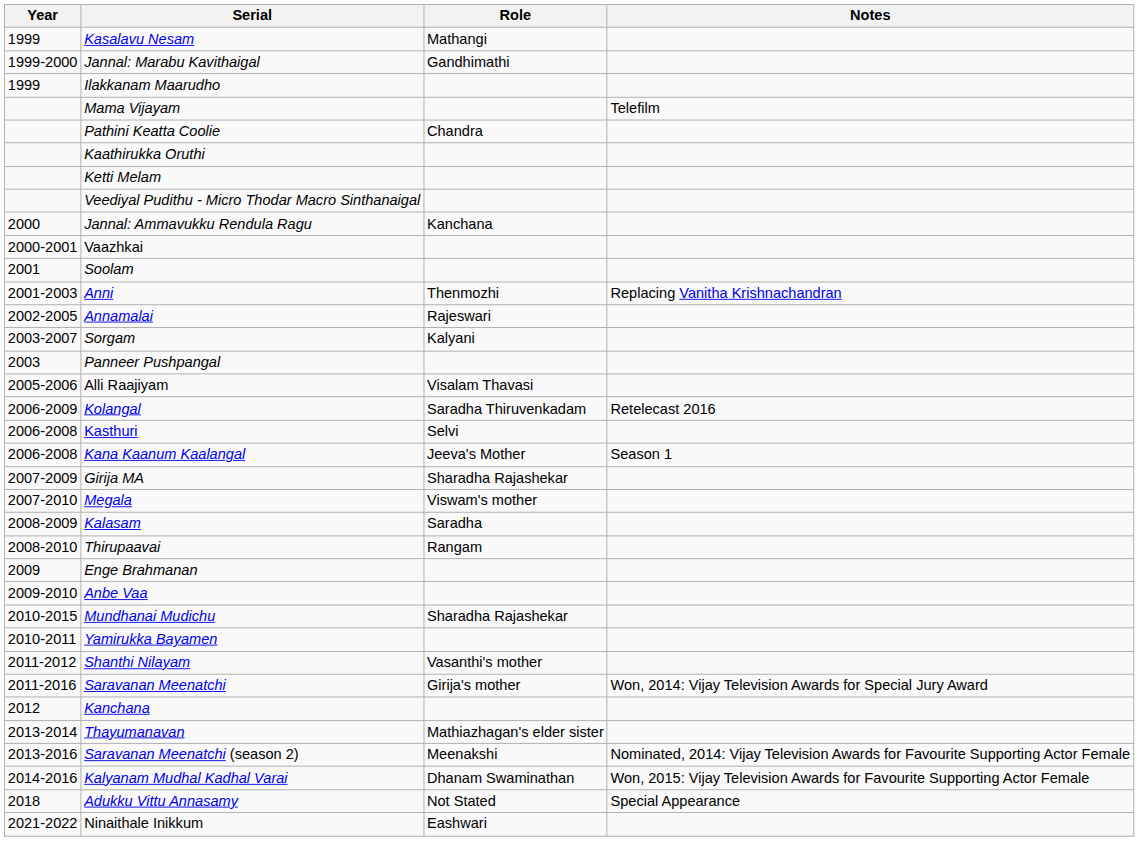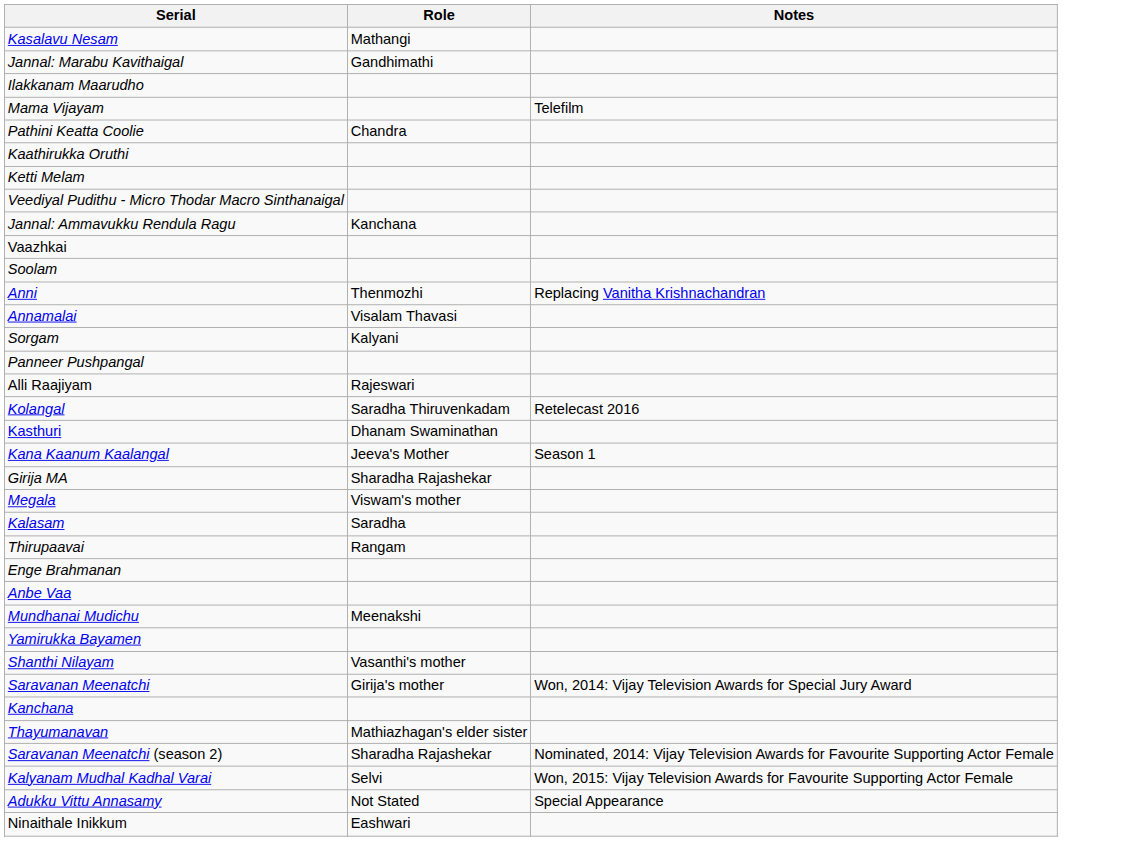- column: (43, 16)
(459, 316) Rajeswari -> (404, 316) Visalam Thavasi
(480, 385) Visalam Thavasi -> (383, 385) Rajeswari
(443, 431) Selvi -> (424, 431) Dhanam Swaminathan
(497, 616) Sharadha Rajashekar -> (386, 616) Meenakshi
(462, 754) Meenakshi -> (421, 754) Sharadha Rajashekar
(501, 778) Dhanam Swaminathan -> (366, 778) Selvi
